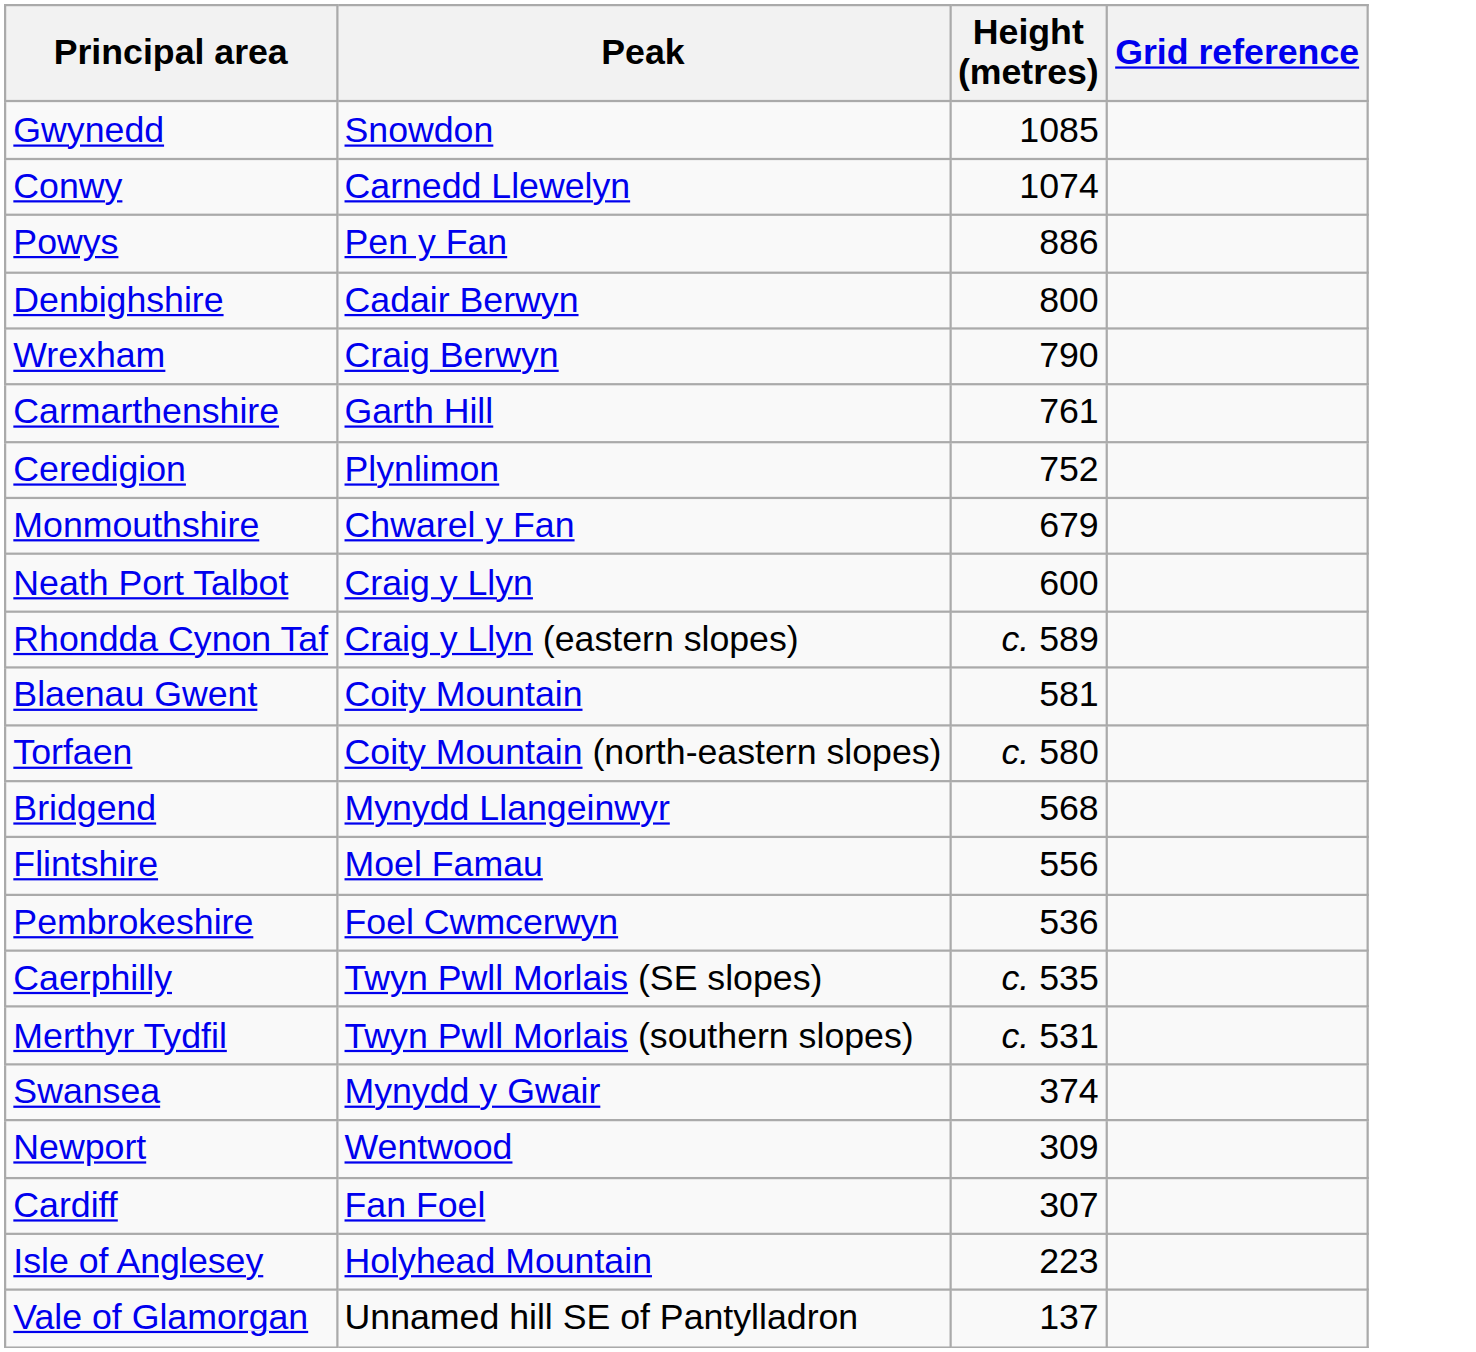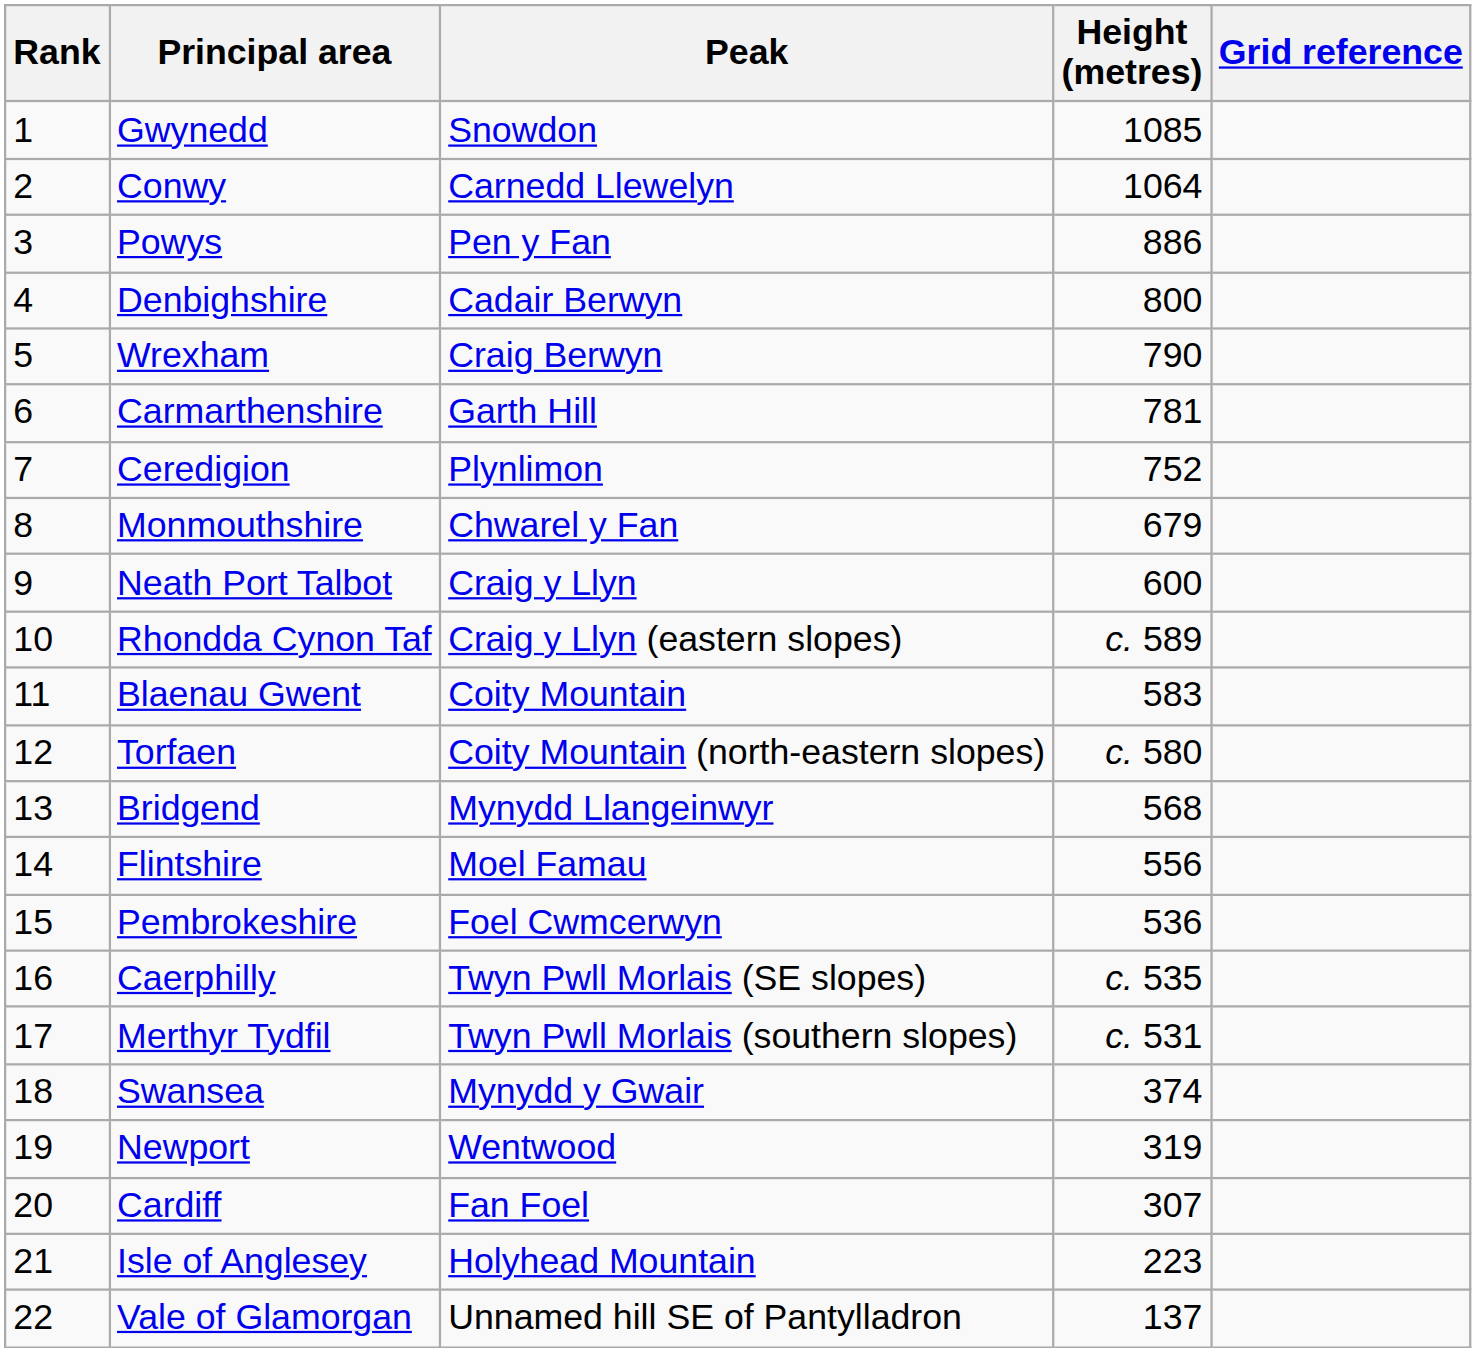+ column: (57, 52)
(1059, 186) 1074 -> (1163, 186) 1064
(1069, 412) 761 -> (1173, 412) 781
(1069, 695) 581 -> (1173, 695) 583
(1069, 1148) 309 -> (1173, 1148) 319
